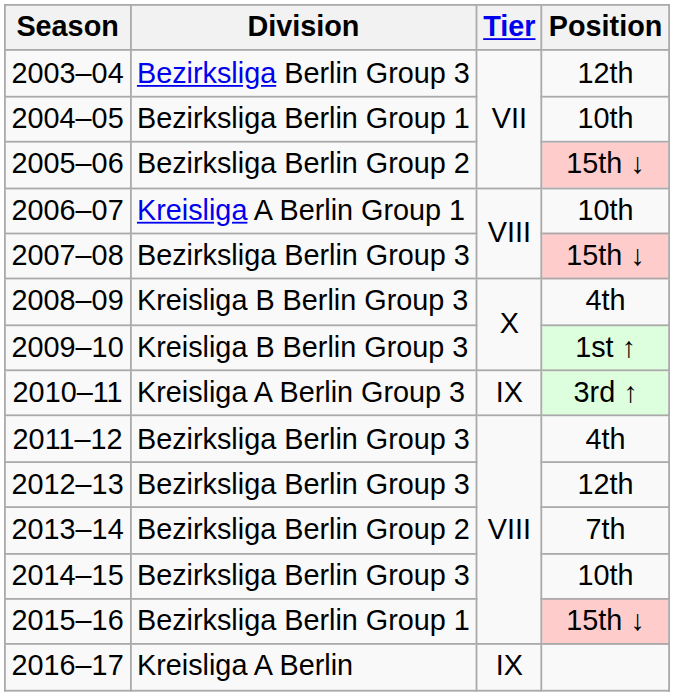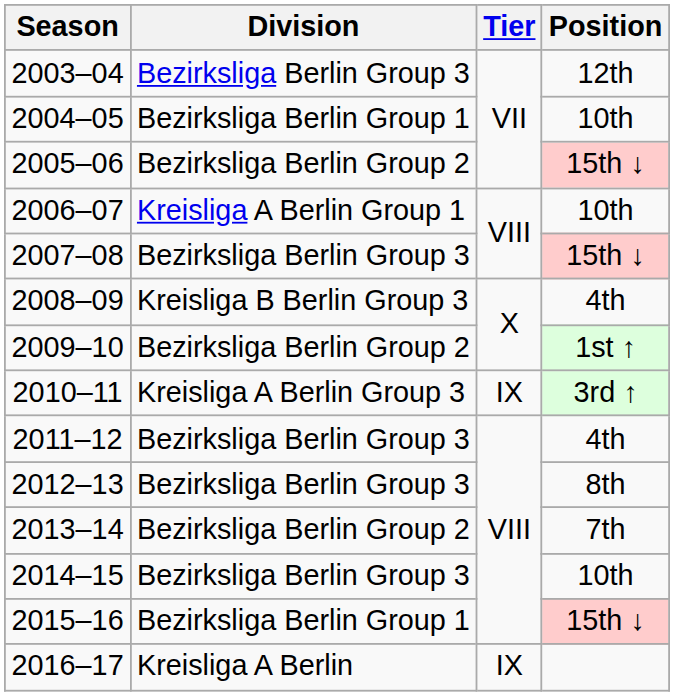(303, 347) Kreisliga B Berlin Group 3 -> (303, 347) Bezirksliga Berlin Group 2
(606, 484) 12th -> (606, 484) 8th
